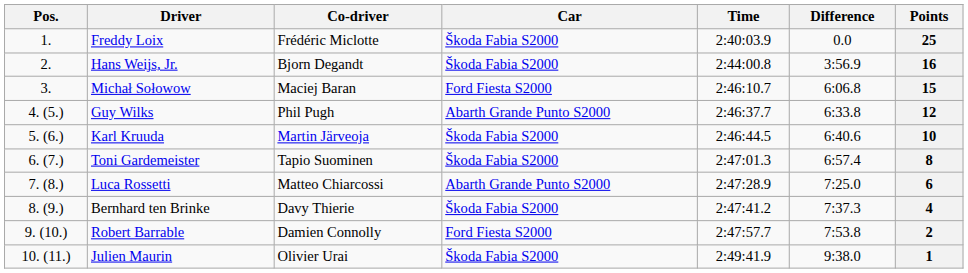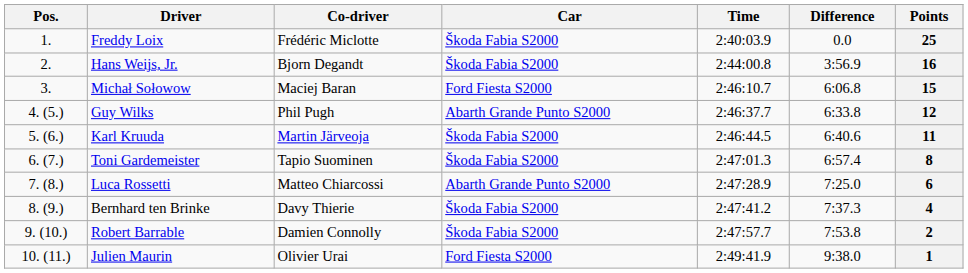(929, 136) 10 -> (929, 136) 11
(499, 232) Ford Fiesta S2000 -> (502, 232) Škoda Fabia S2000
(502, 256) Škoda Fabia S2000 -> (499, 256) Ford Fiesta S2000
